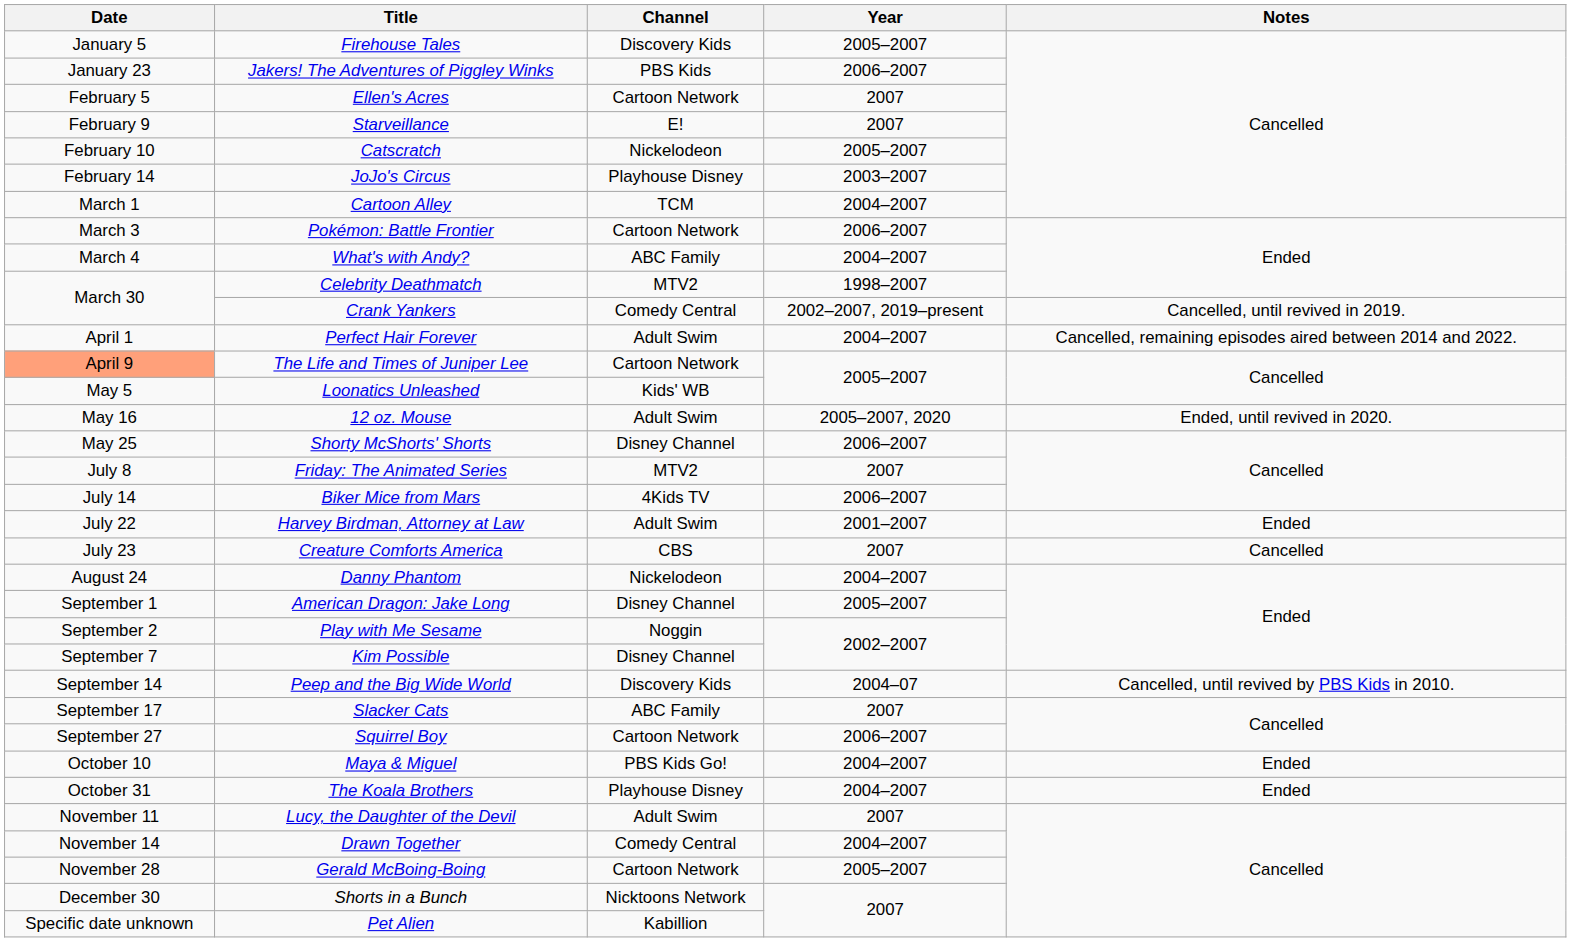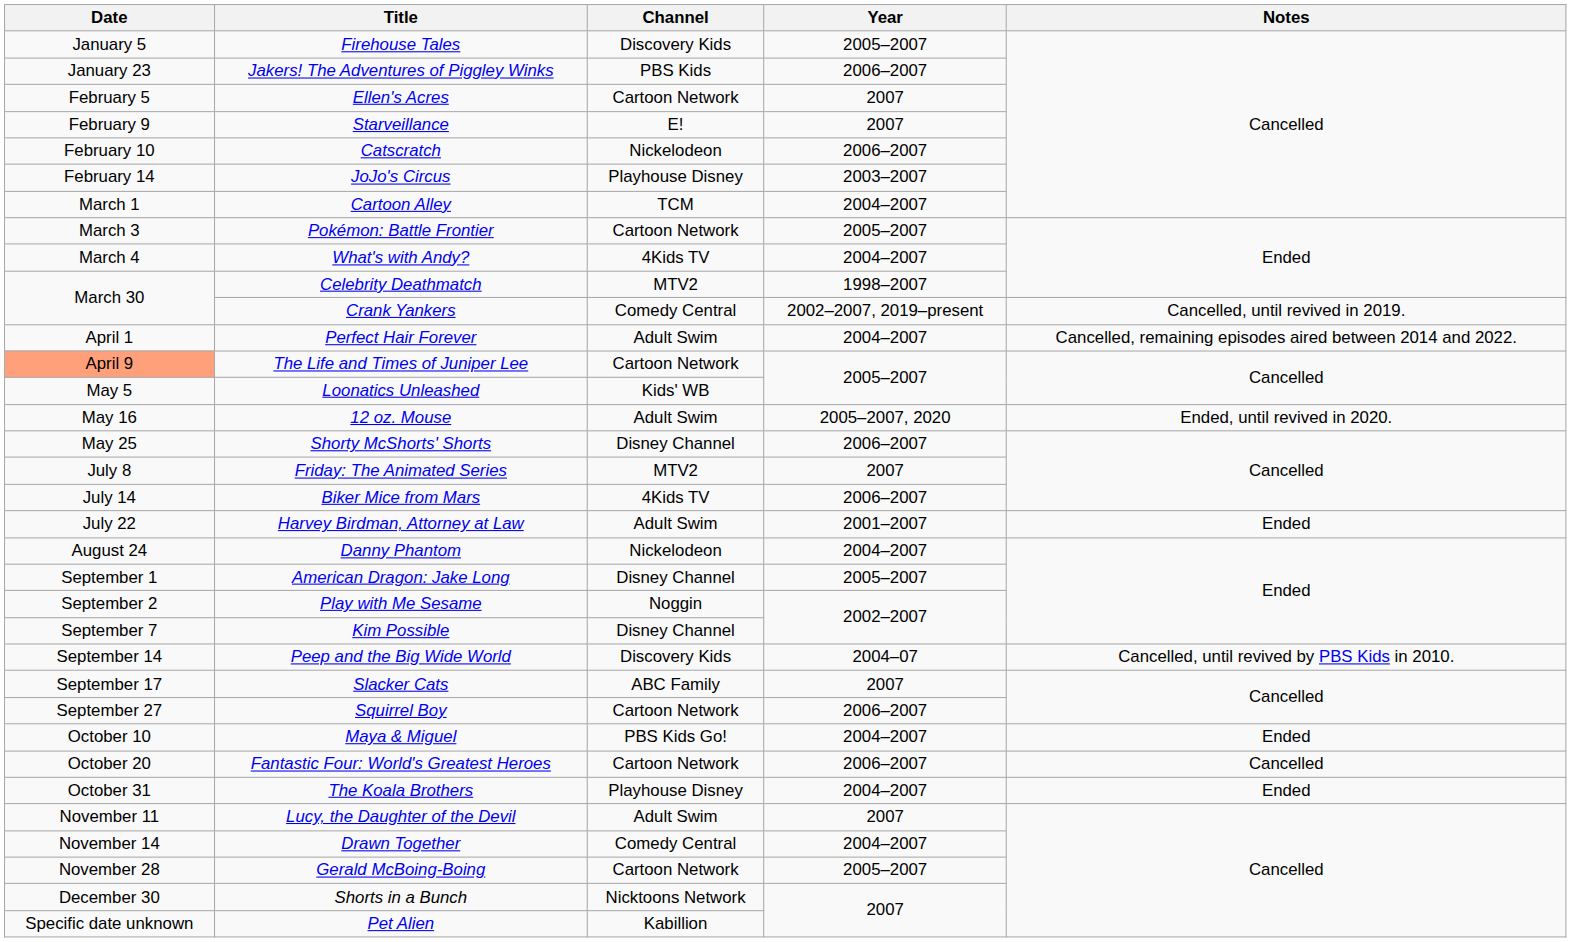(885, 151) 2005–2007 -> (885, 151) 2006–2007
(885, 230) 2006–2007 -> (885, 230) 2005–2007
(676, 257) ABC Family -> (676, 257) 4Kids TV
- row: (401, 550)
+ row: (401, 763)
